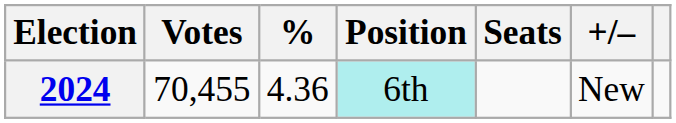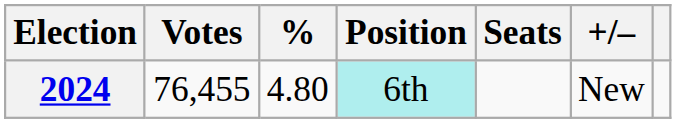(202, 88) 70,455 -> (202, 88) 76,455
(298, 88) 4.36 -> (298, 88) 4.80
